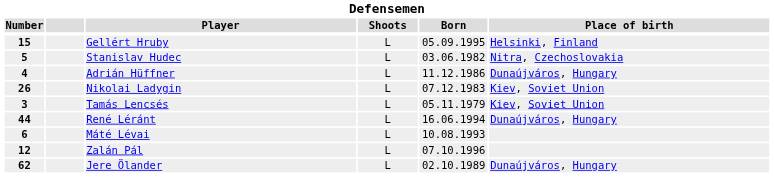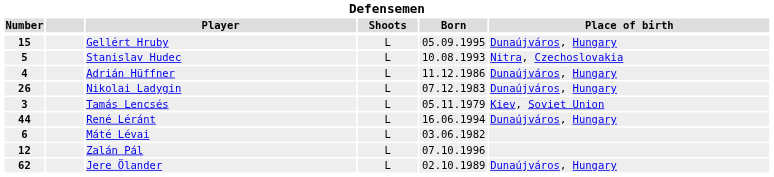(544, 42) Helsinki, Finland -> (554, 42) Dunaújváros, Hungary
(454, 58) 03.06.1982 -> (454, 58) 10.08.1993
(547, 89) Kiev, Soviet Union -> (554, 89) Dunaújváros, Hungary
(454, 135) 10.08.1993 -> (454, 135) 03.06.1982
